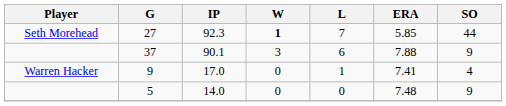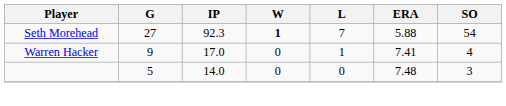(406, 33) 5.85 -> (406, 33) 5.88
(470, 33) 44 -> (470, 33) 54
- row: (150, 52)
(470, 91) 9 -> (470, 71) 3
